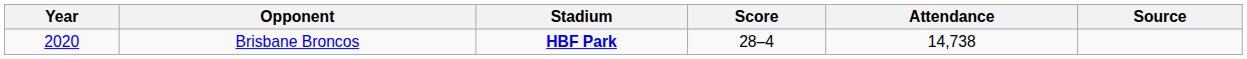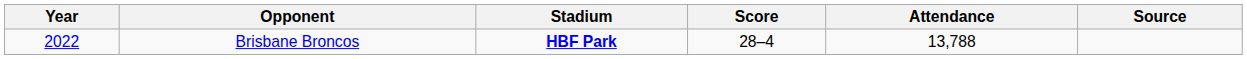(62, 41) 2020 -> (62, 41) 2022
(952, 41) 14,738 -> (952, 41) 13,788
